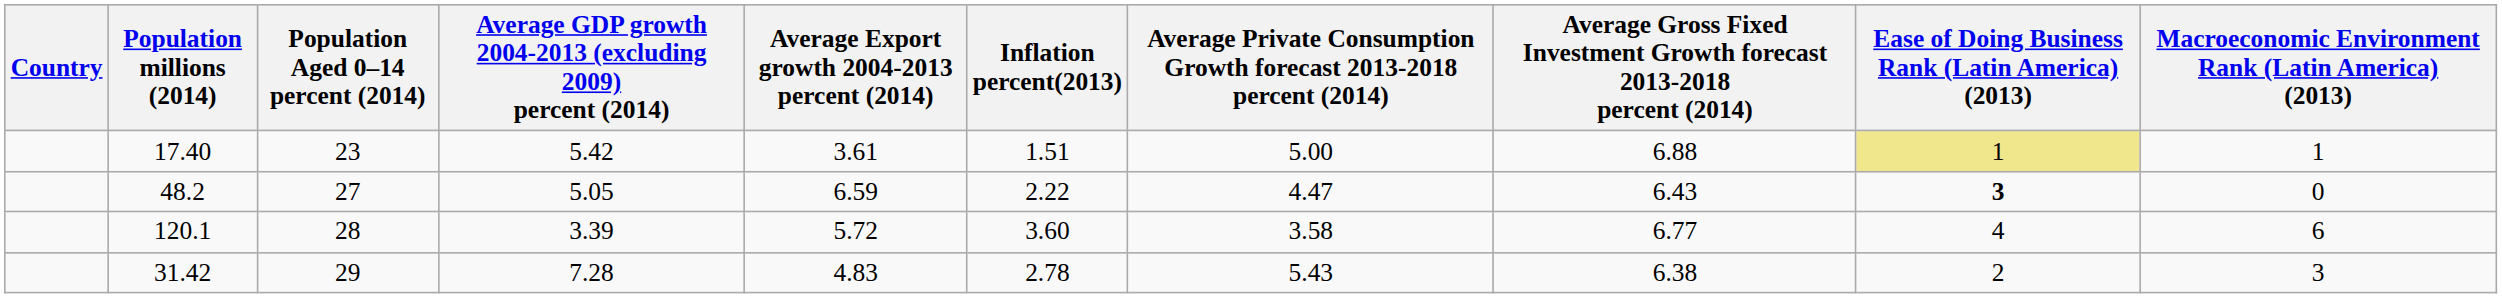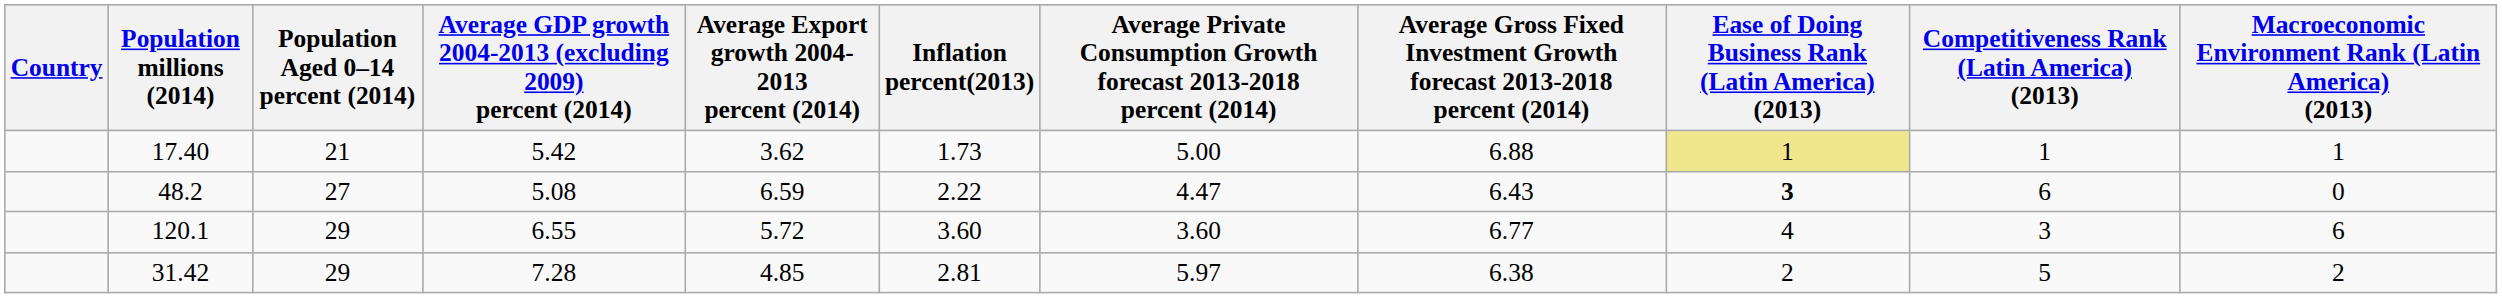+ column: (2045, 67)
(348, 150) 23 -> (337, 150) 21
(856, 150) 3.61 -> (782, 150) 3.62
(1047, 150) 1.51 -> (960, 150) 1.73
(592, 191) 5.05 -> (554, 191) 5.08
(348, 231) 28 -> (337, 231) 29
(592, 231) 3.39 -> (554, 231) 6.55
(1311, 231) 3.58 -> (1199, 231) 3.60
(856, 271) 4.83 -> (782, 271) 4.85
(1047, 271) 2.78 -> (960, 271) 2.81
(1311, 271) 5.43 -> (1199, 271) 5.97
(2318, 271) 3 -> (2338, 271) 2
